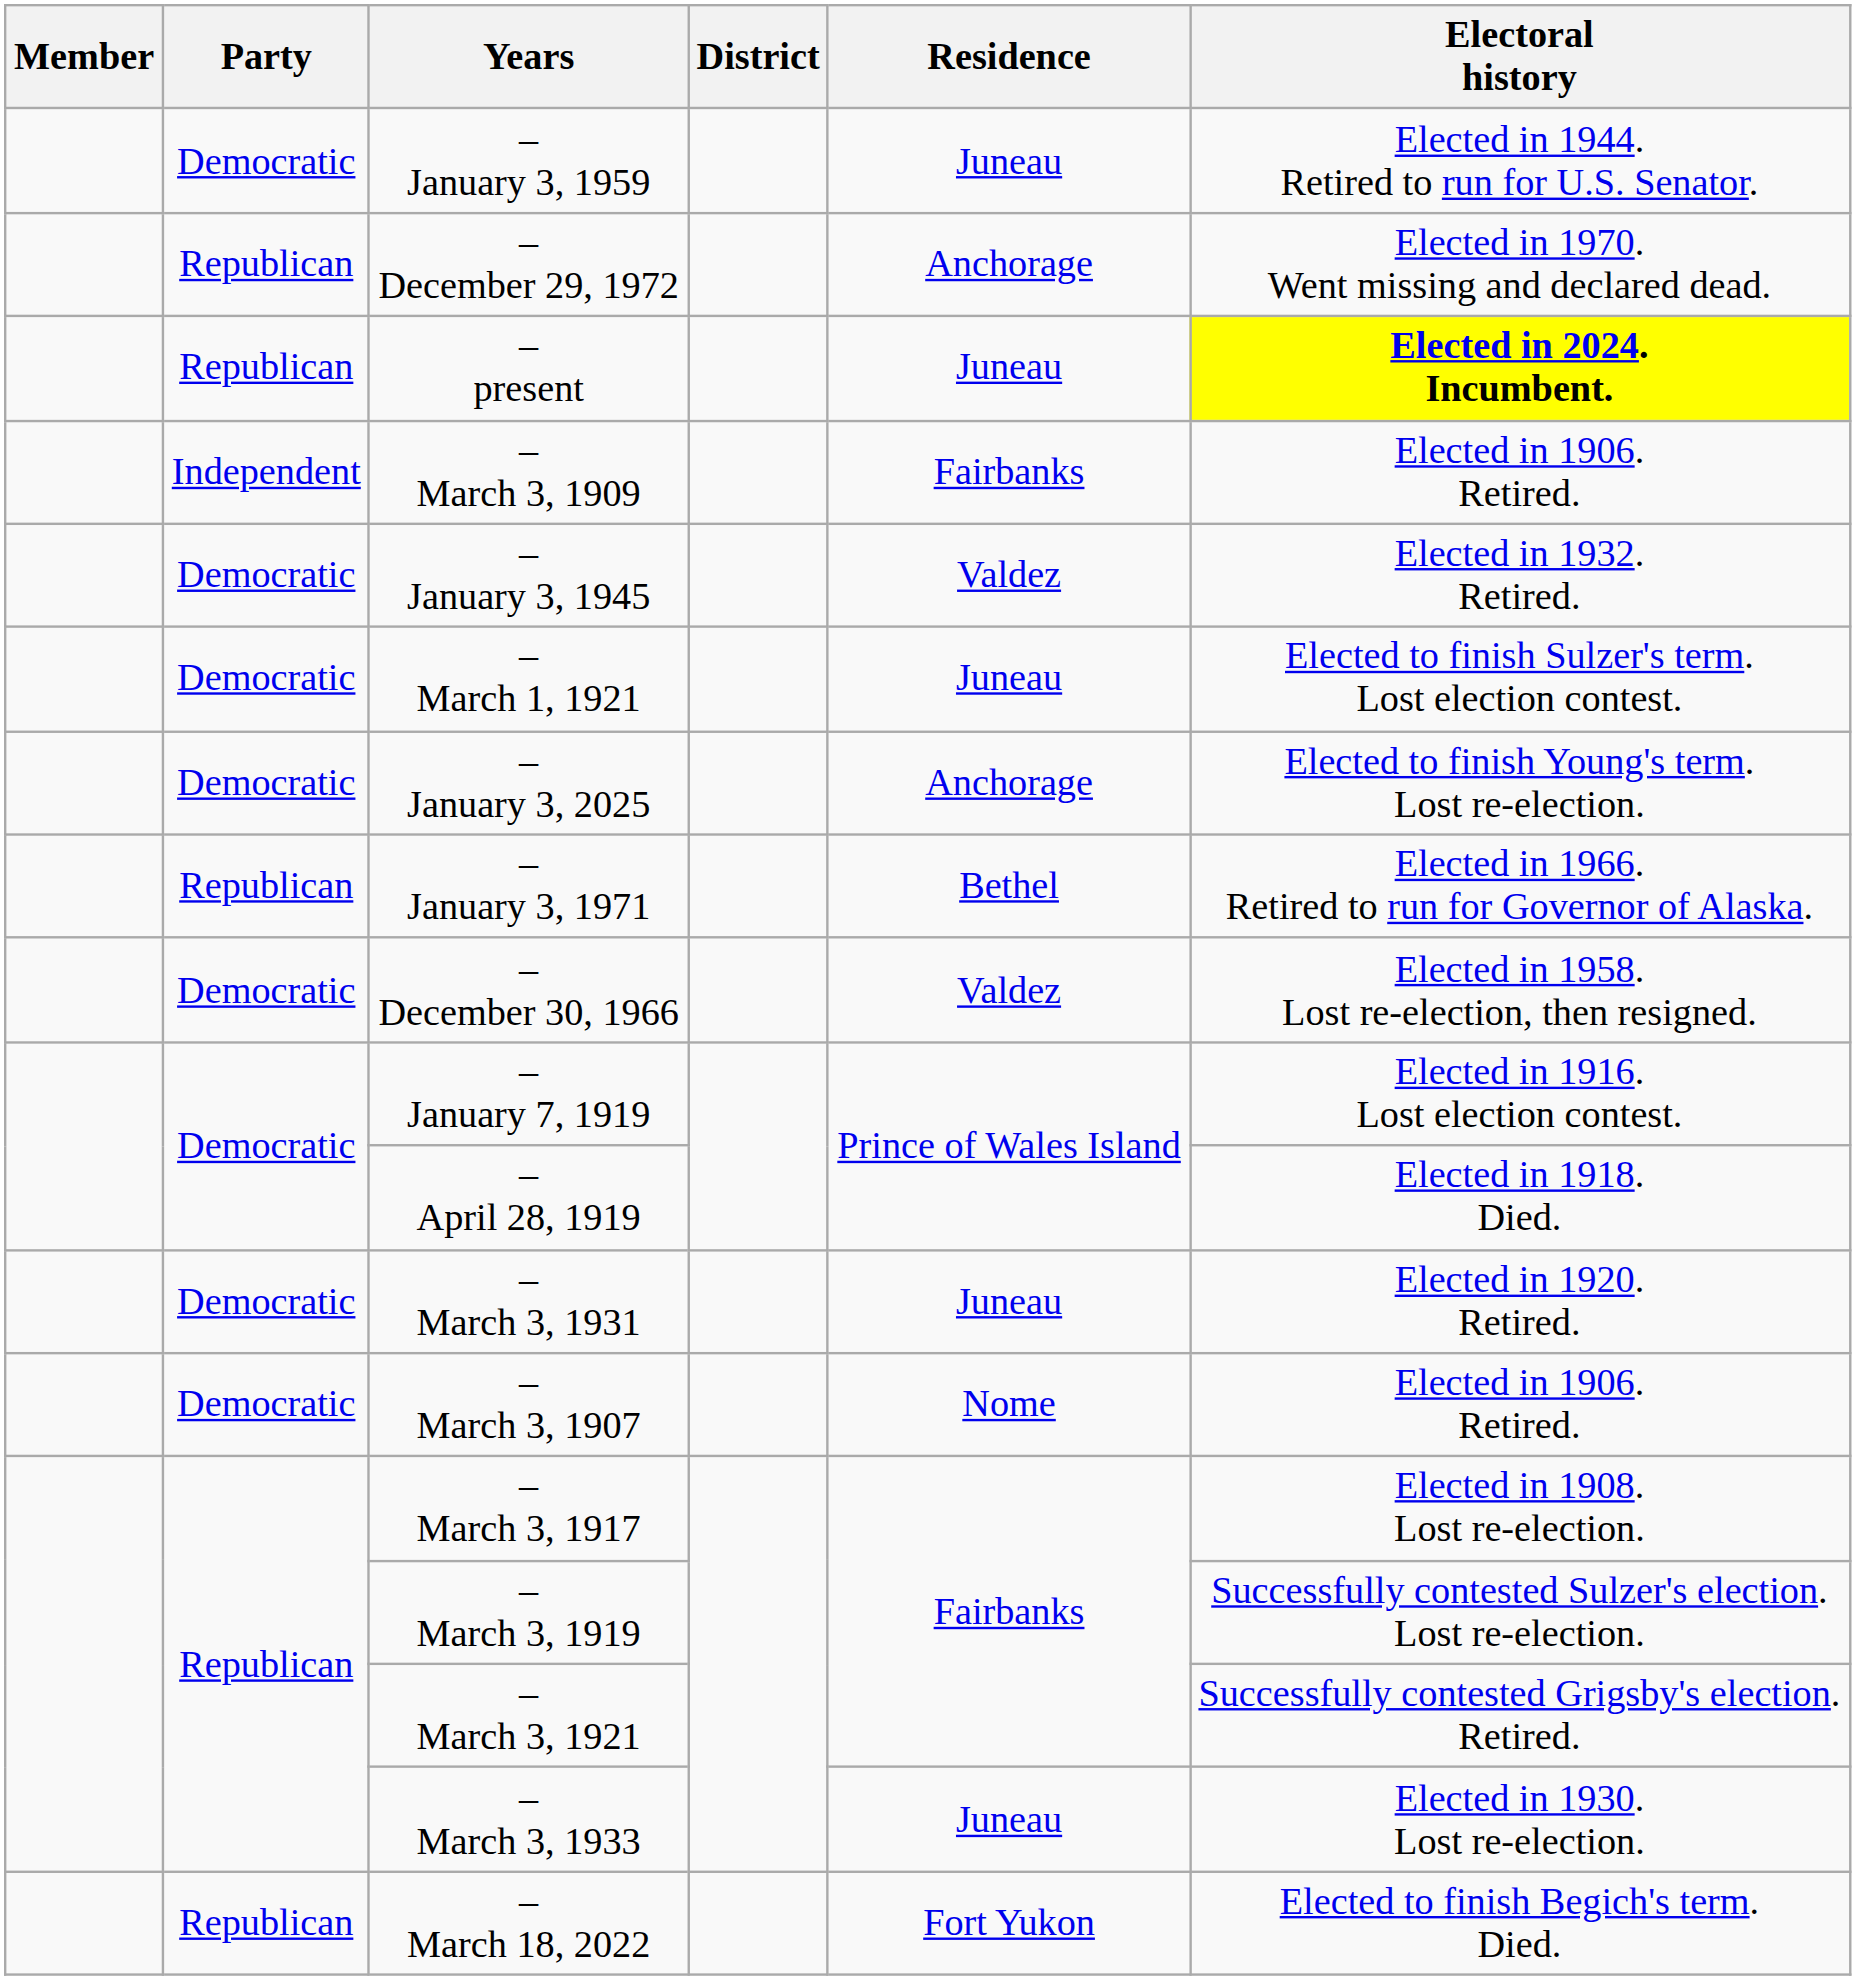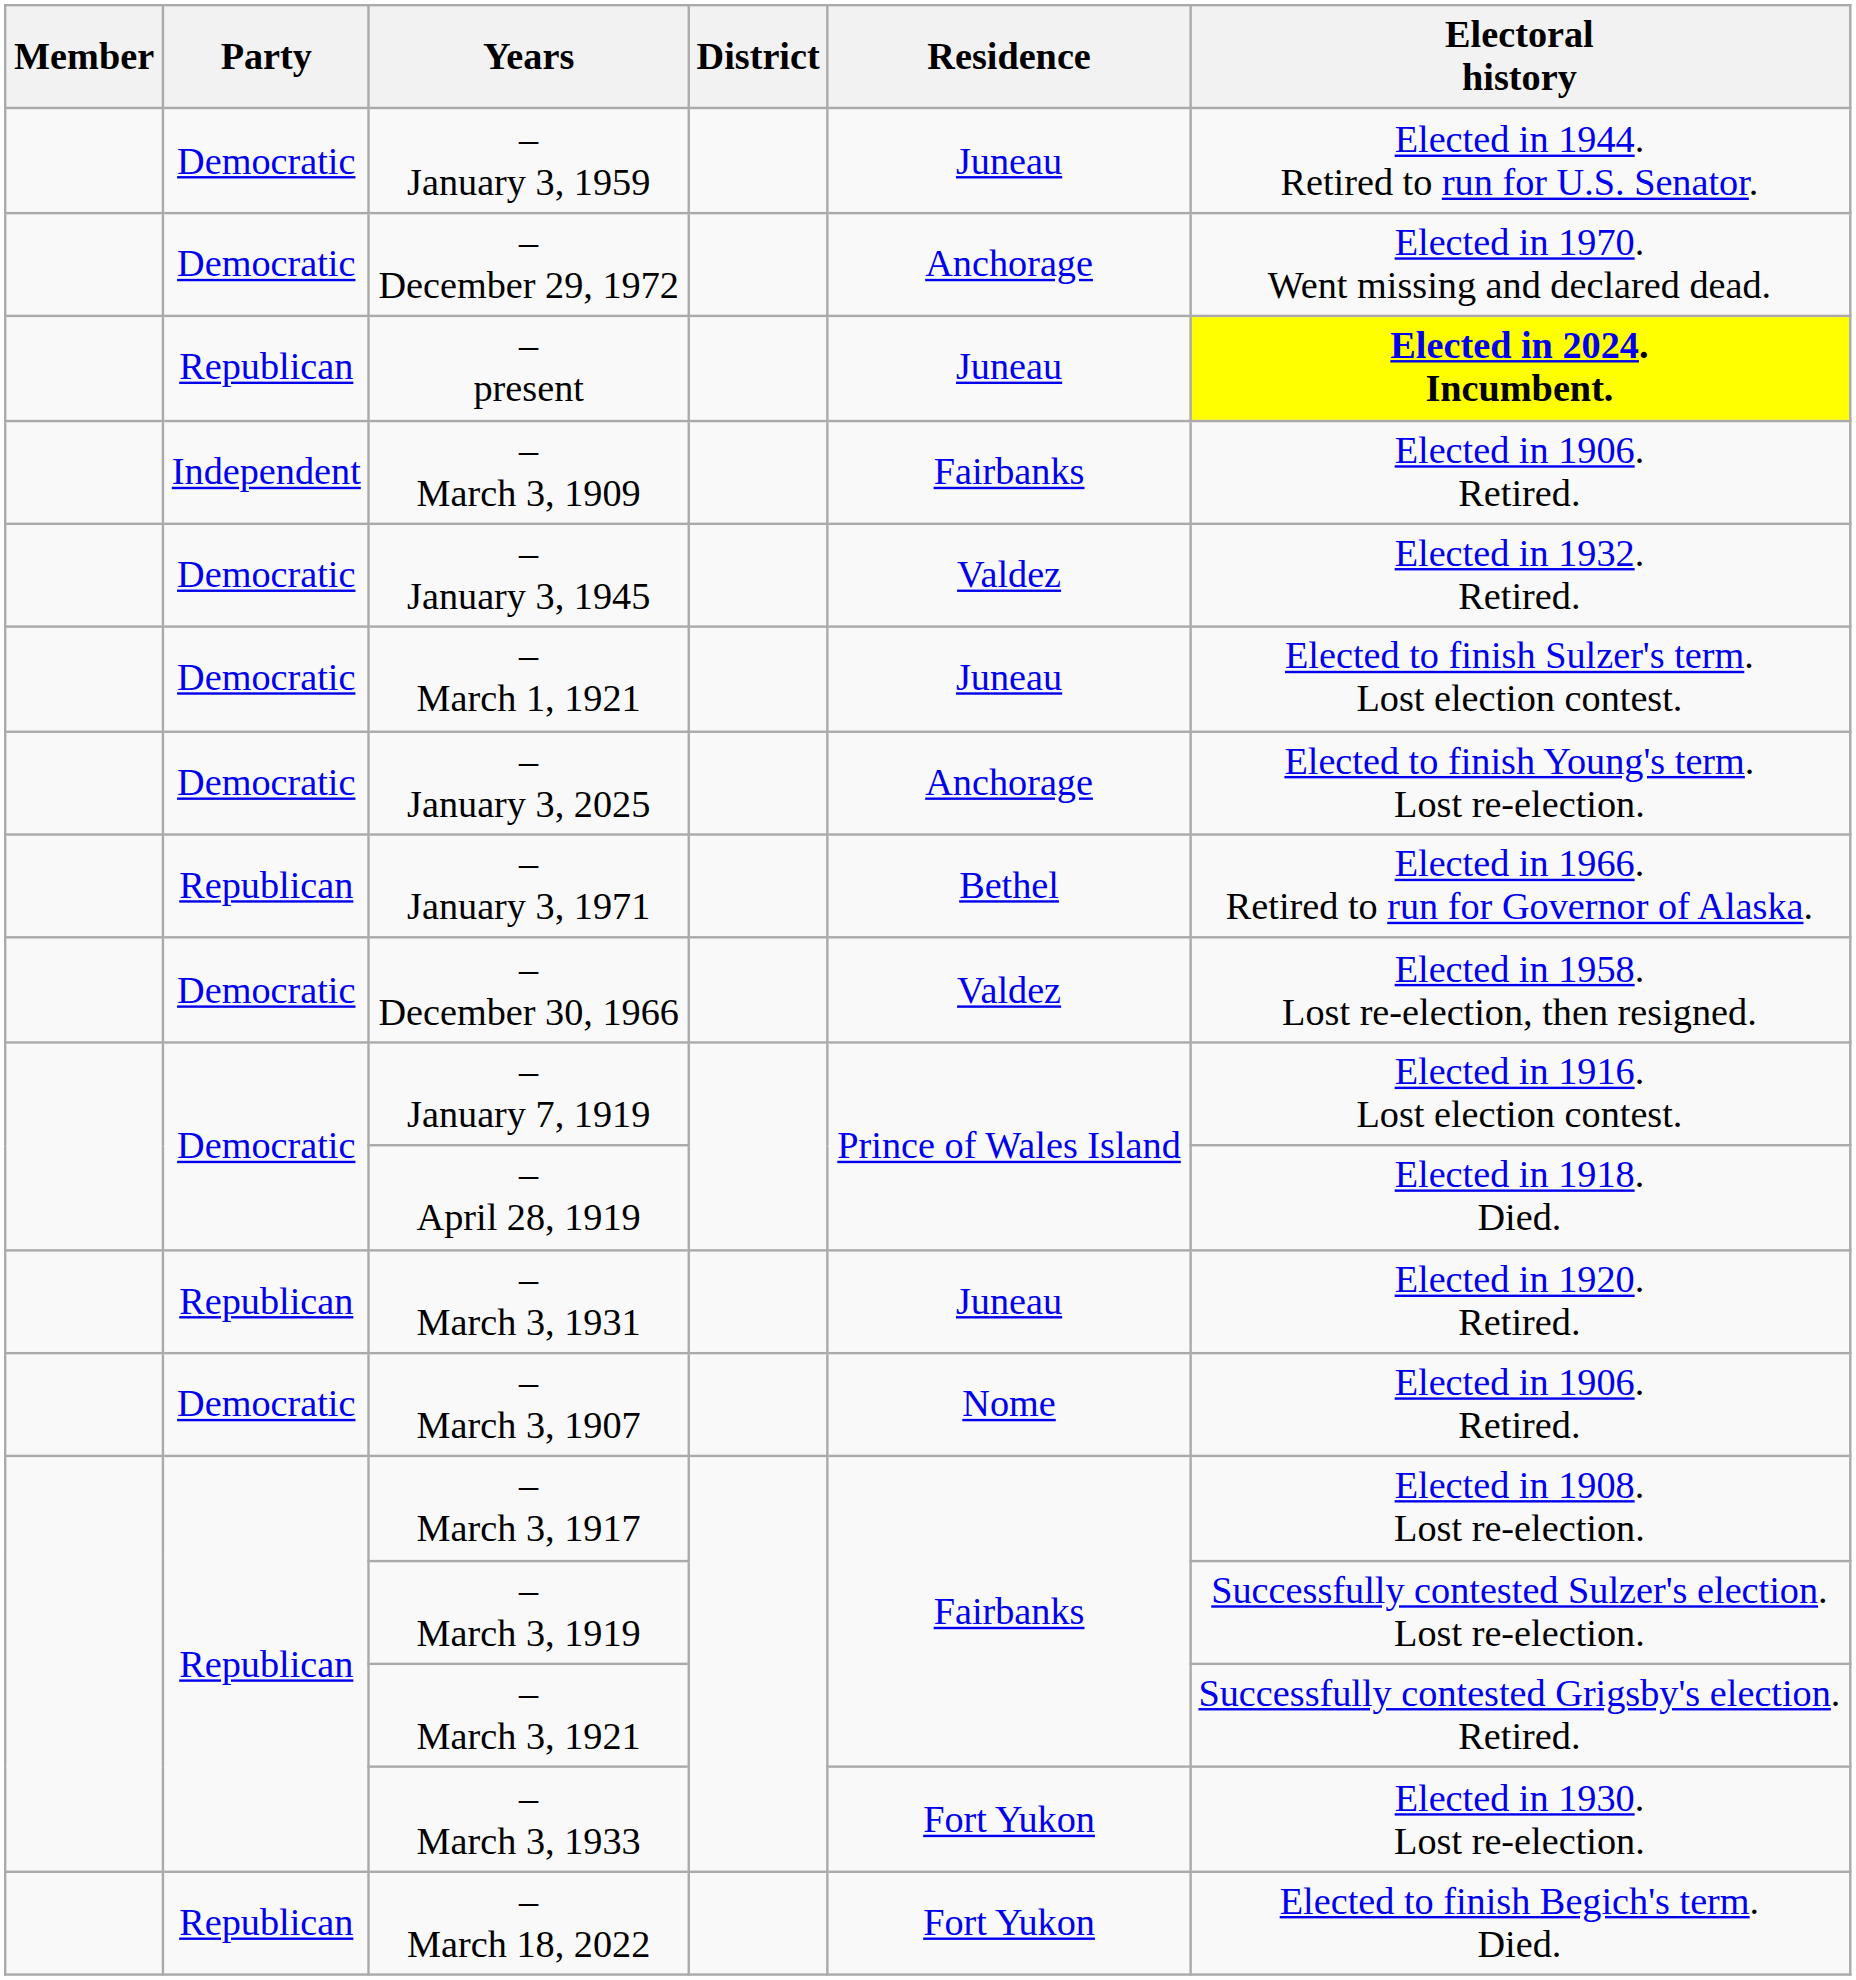(266, 263) Republican -> (266, 263) Democratic
(266, 1300) Democratic -> (266, 1300) Republican
(1009, 1818) Juneau -> (1009, 1818) Fort Yukon
